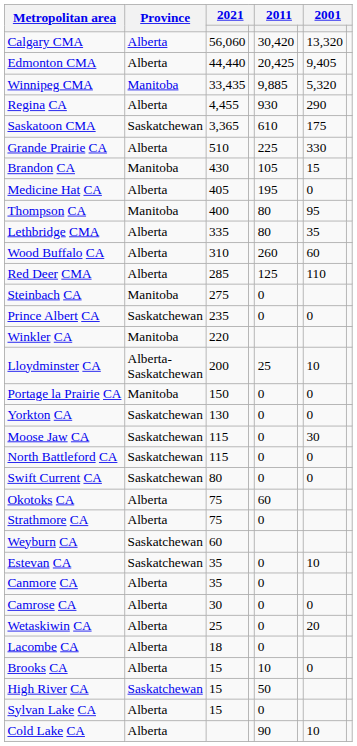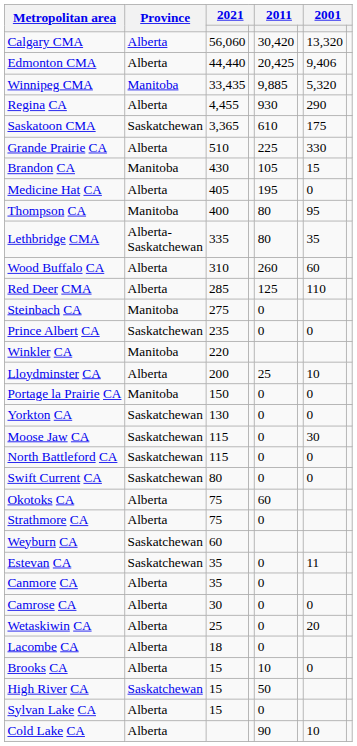(321, 63) 9,405 -> (321, 63) 9,406
(147, 231) Alberta -> (165, 239) Alberta- Saskatchewan
(165, 365) Alberta- Saskatchewan -> (147, 373) Alberta
(313, 562) 10 -> (313, 562) 11
